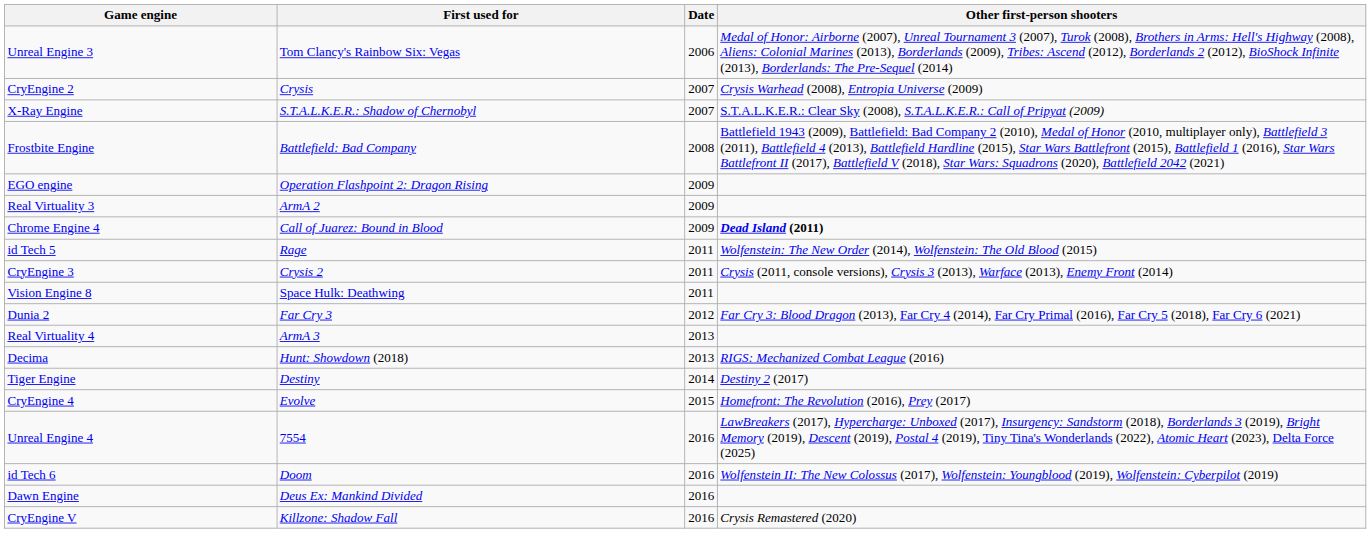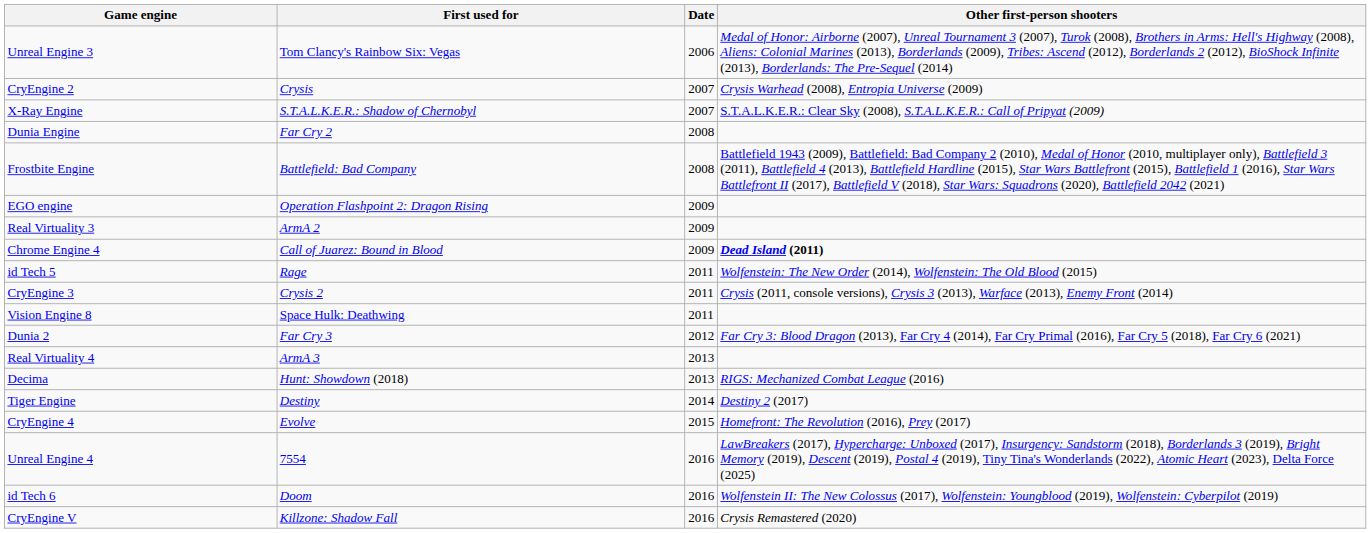+ row: (44, 132)
- row: (43, 496)
